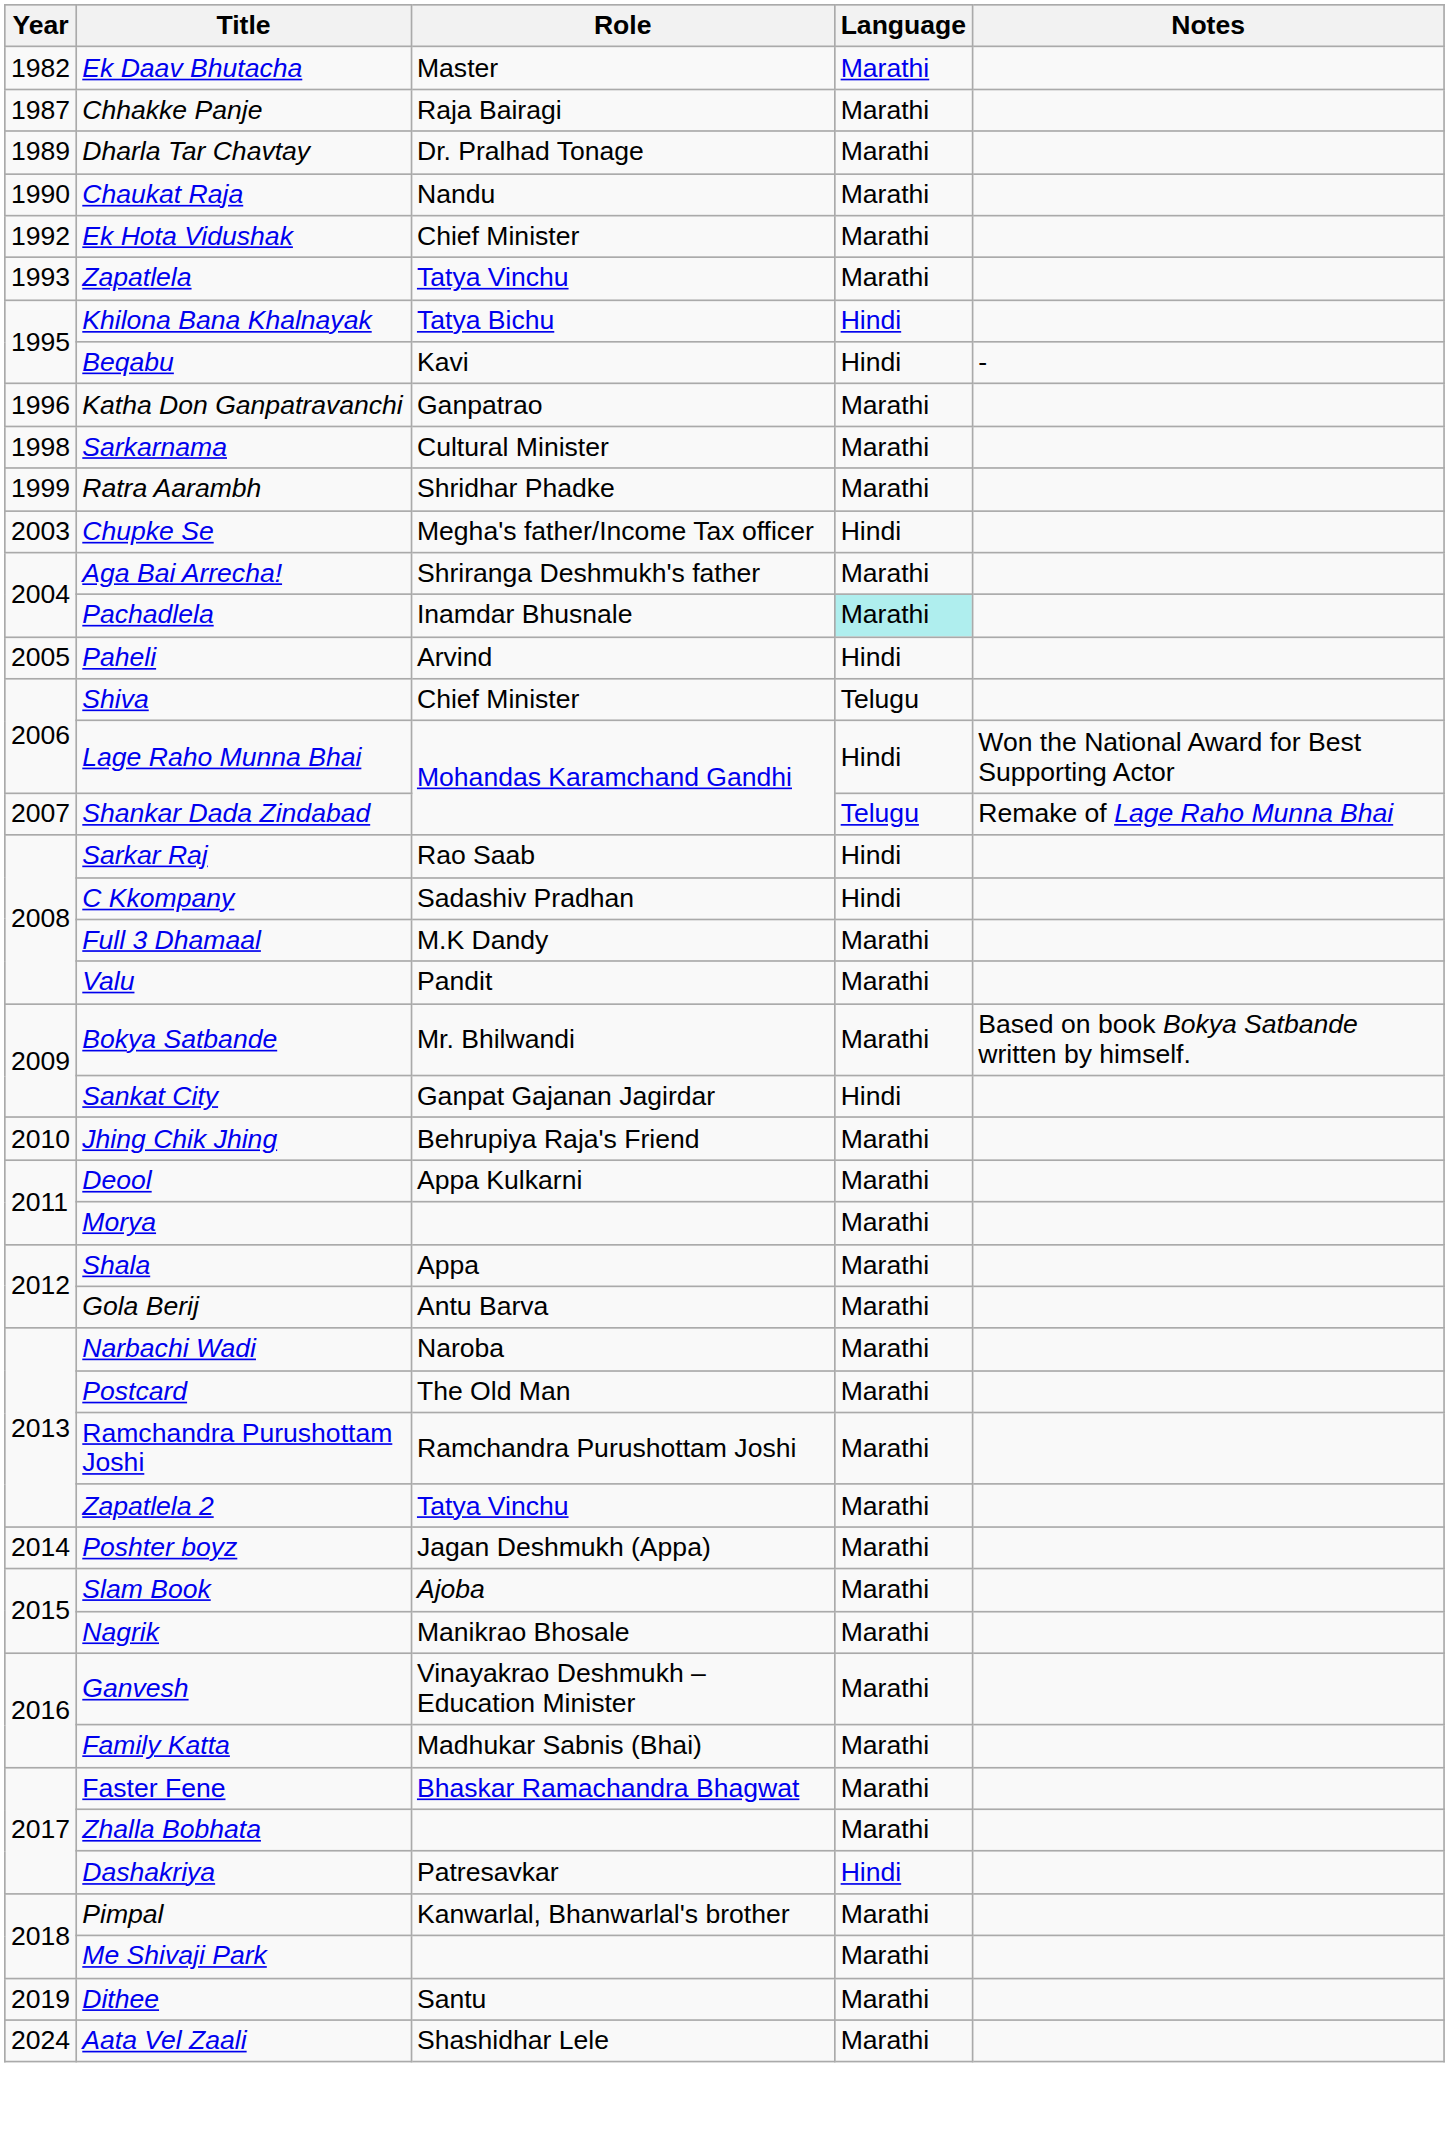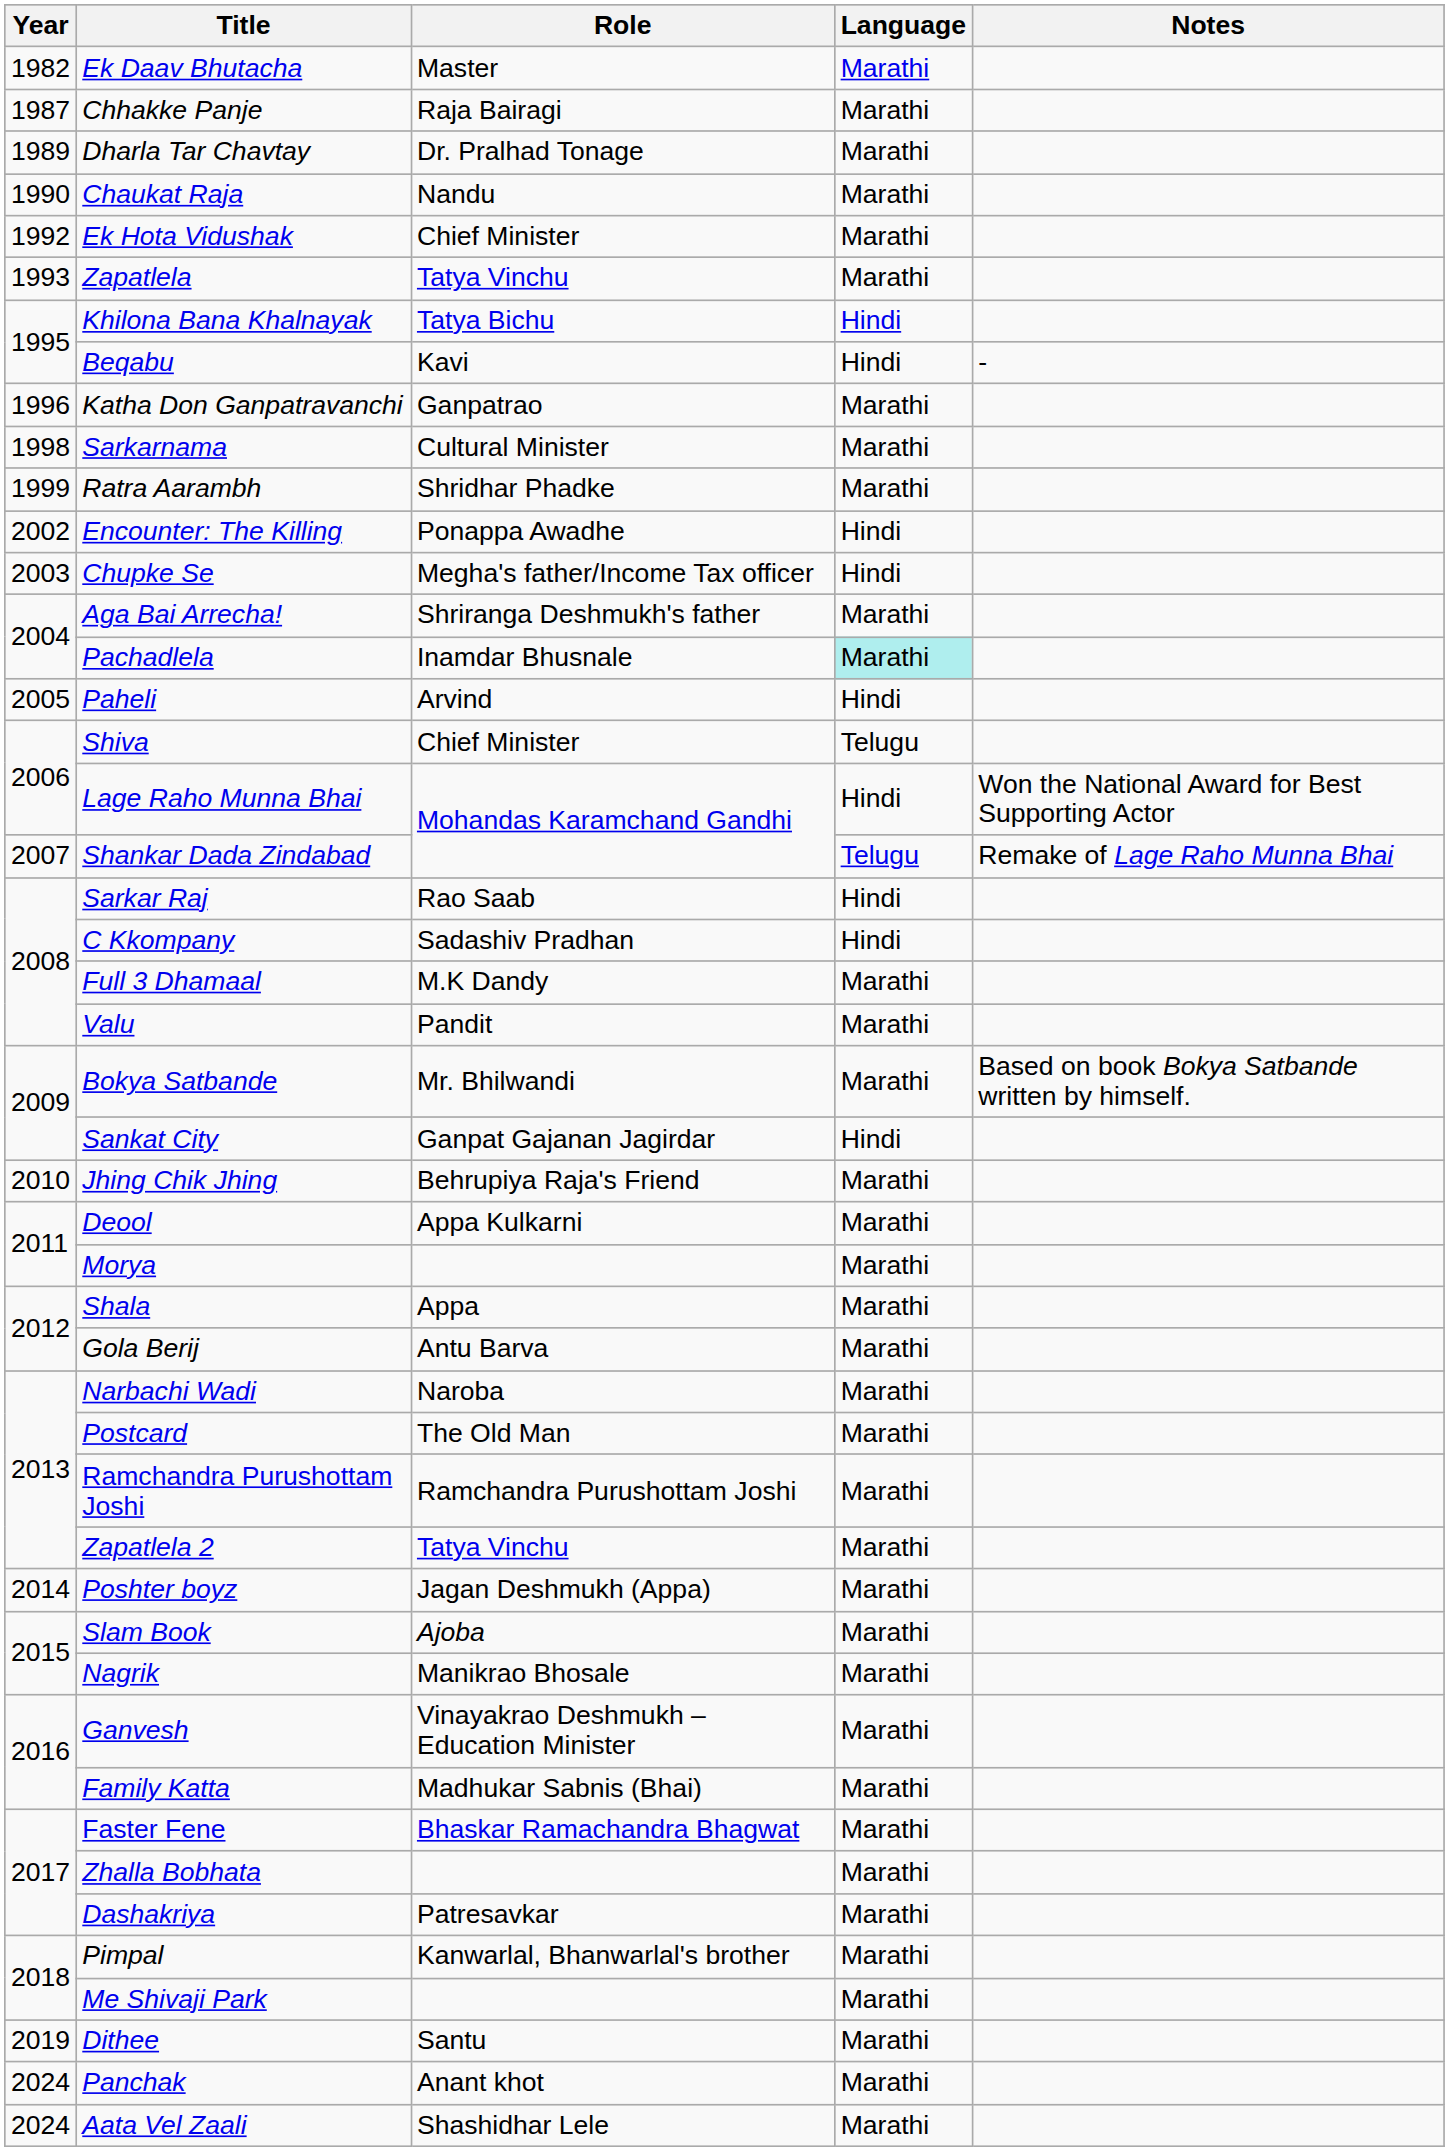+ row: (212, 531)
(871, 1872) Hindi -> (885, 1914) Marathi
+ row: (134, 2082)
